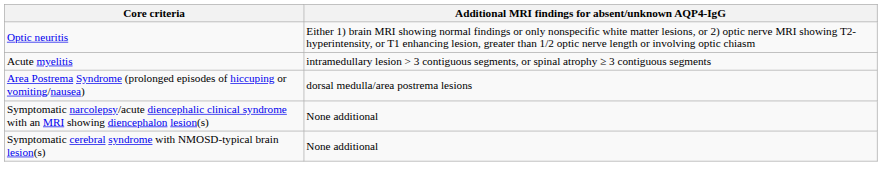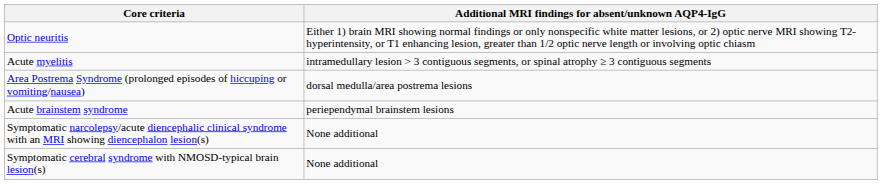+ row: (67, 109)
